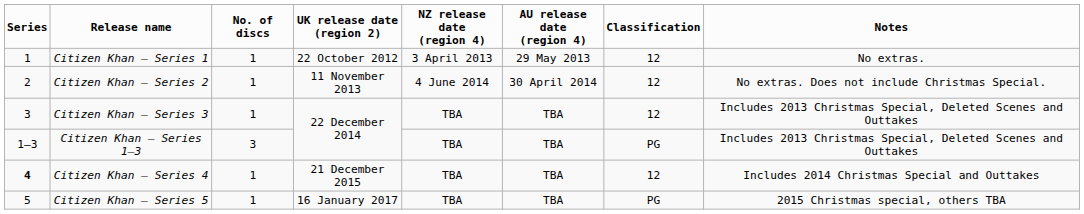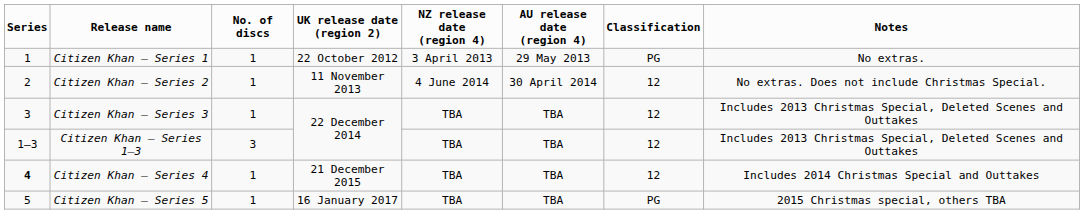(653, 58) 12 -> (653, 58) PG
(653, 144) PG -> (653, 144) 12
